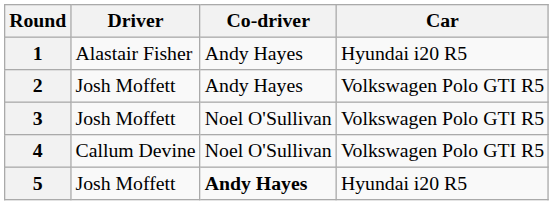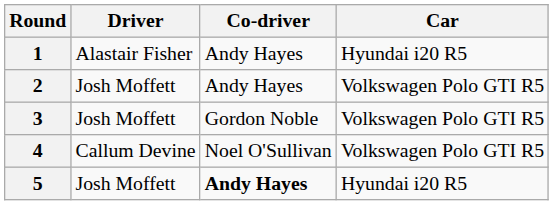(268, 118) Noel O'Sullivan -> (262, 118) Gordon Noble
